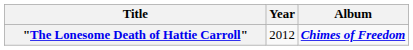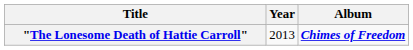(282, 34) 2012 -> (282, 34) 2013
